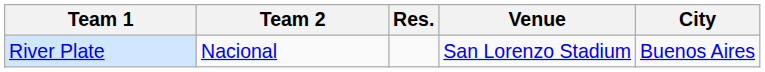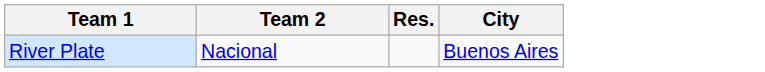- column: (537, 19)
